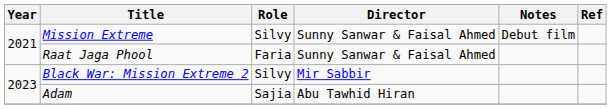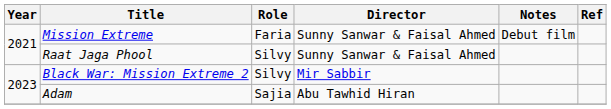(273, 34) Silvy -> (273, 34) Faria
(273, 54) Faria -> (273, 54) Silvy
